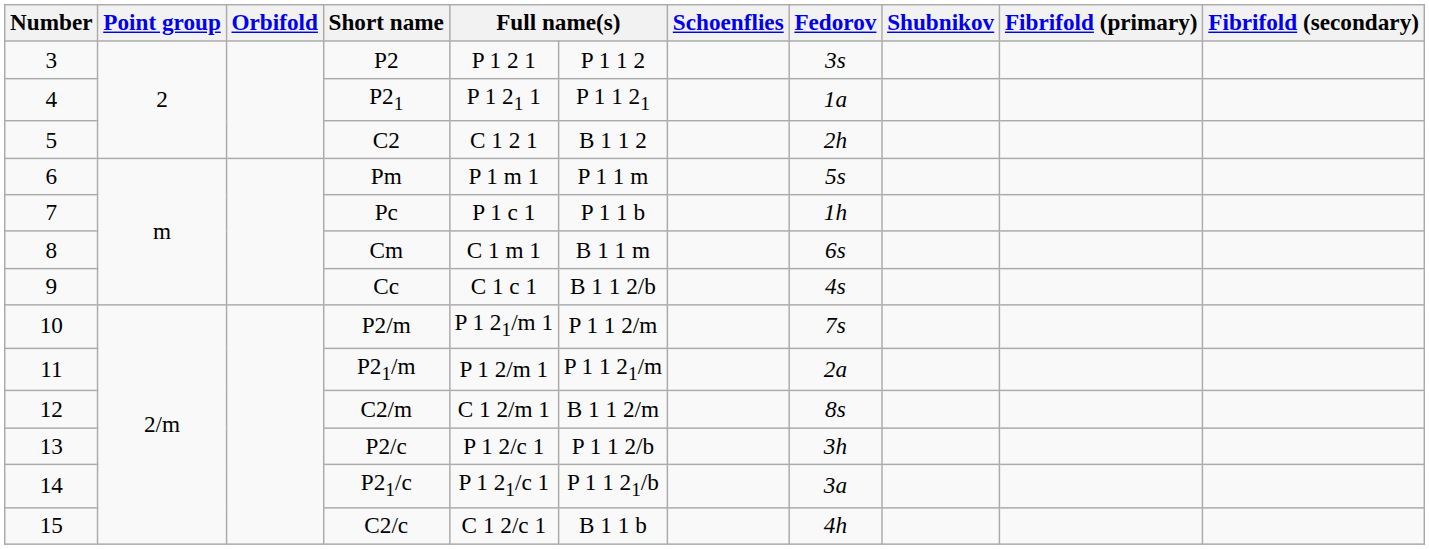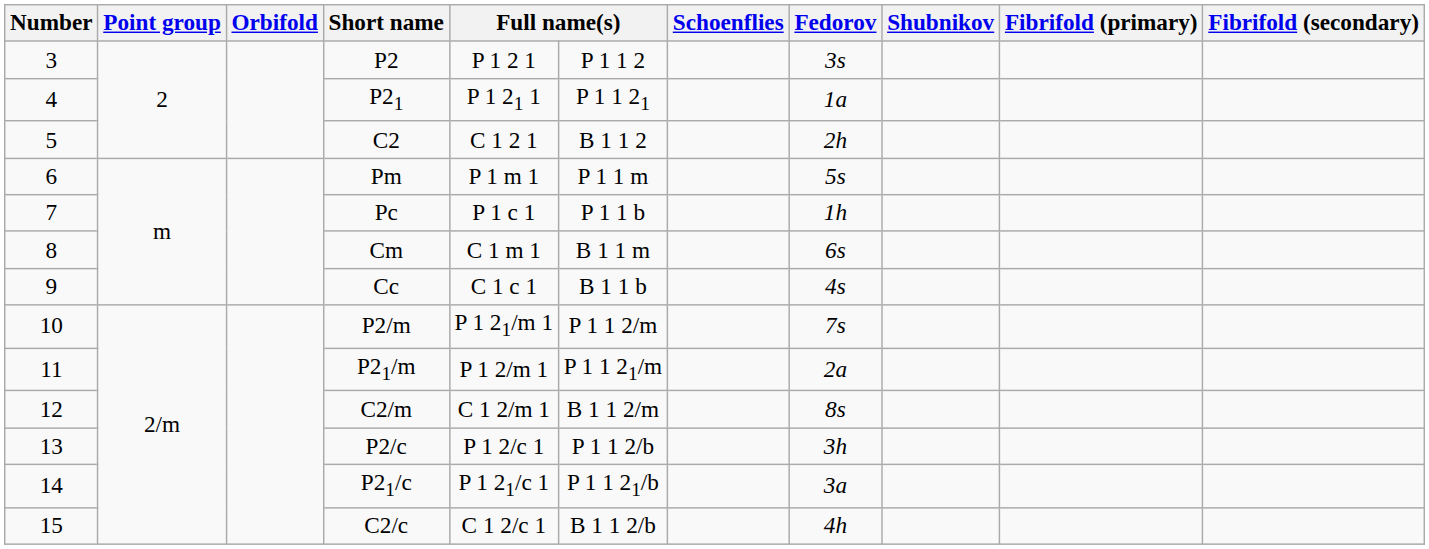(613, 286) B 1 1 2/b -> (613, 286) B 1 1 b
(613, 525) B 1 1 b -> (613, 525) B 1 1 2/b
